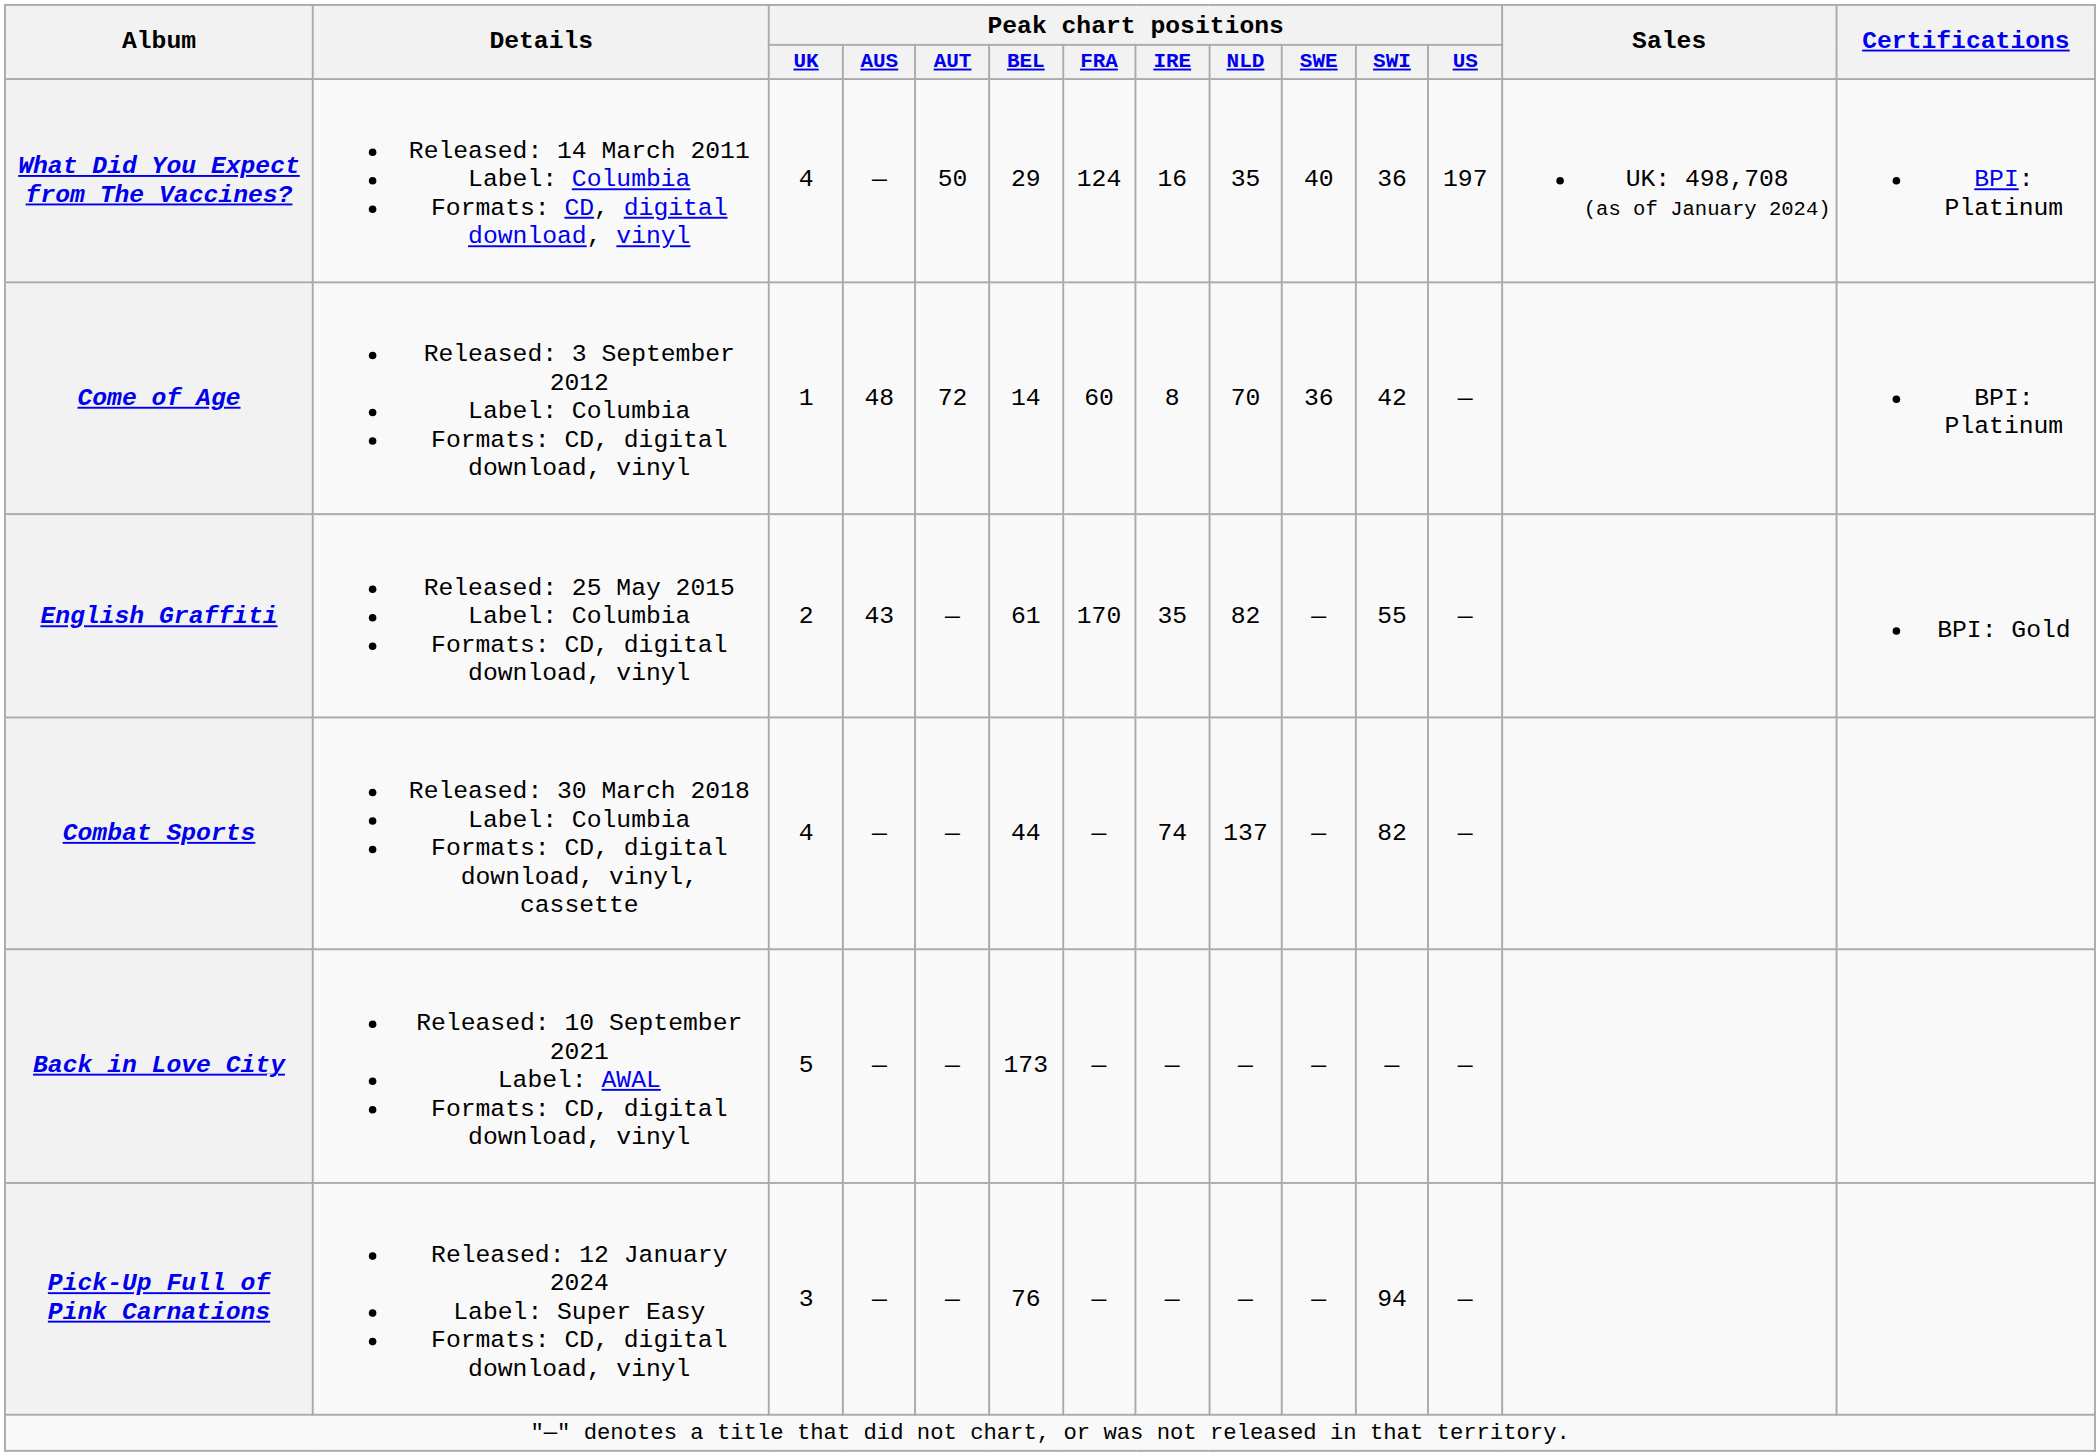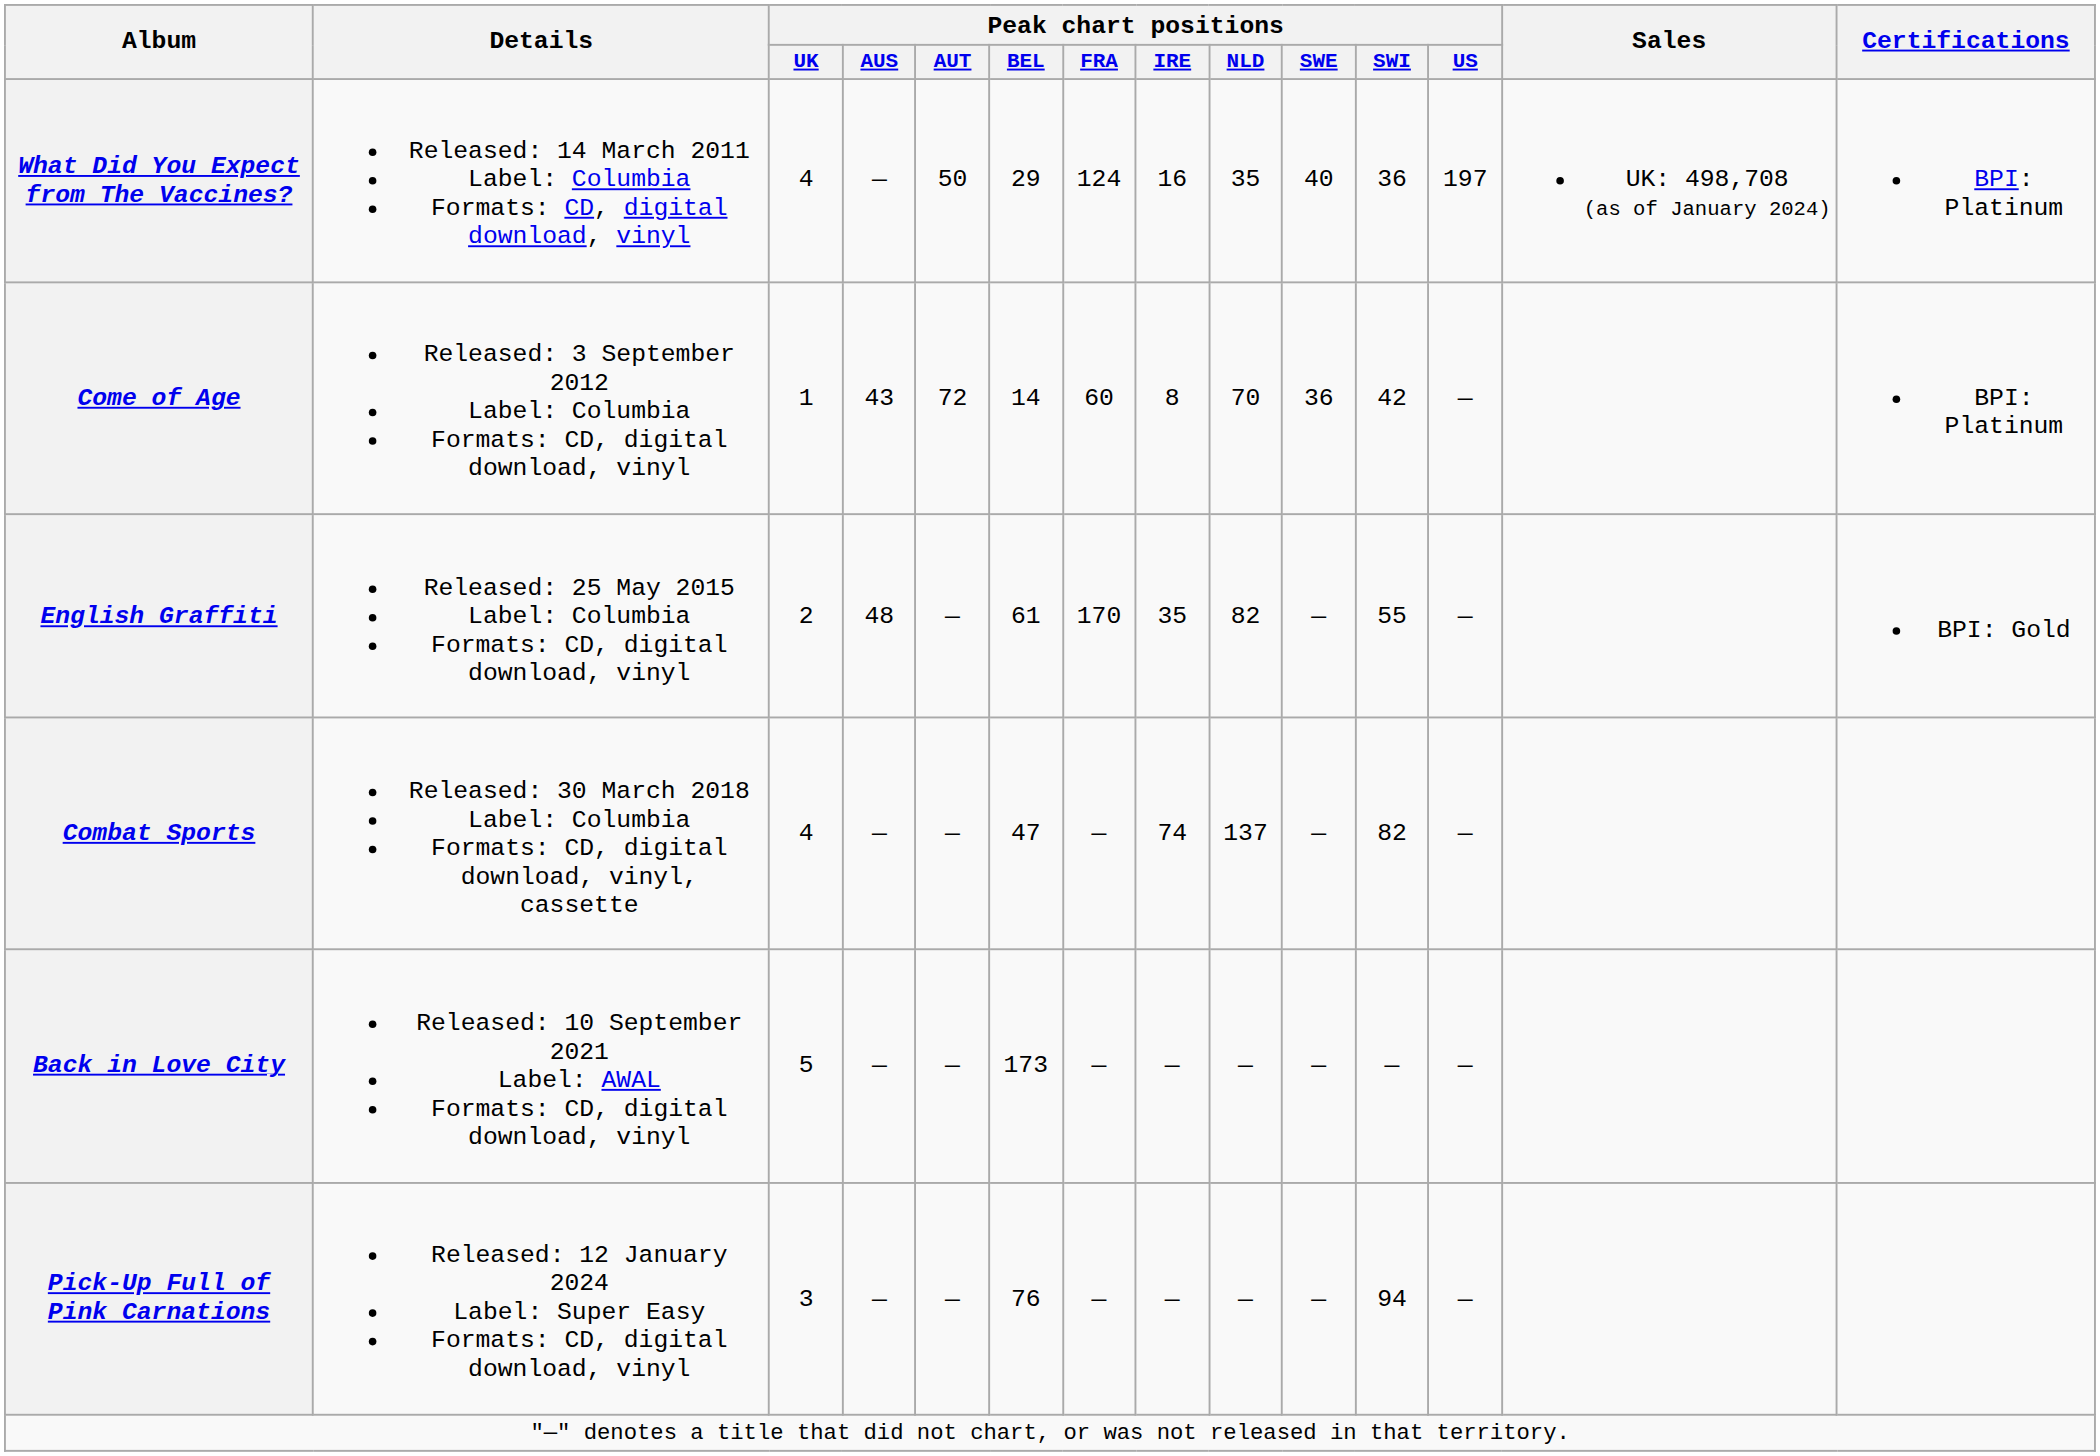(879, 398) 48 -> (879, 398) 43
(879, 616) 43 -> (879, 616) 48
(1026, 834) 44 -> (1026, 834) 47
